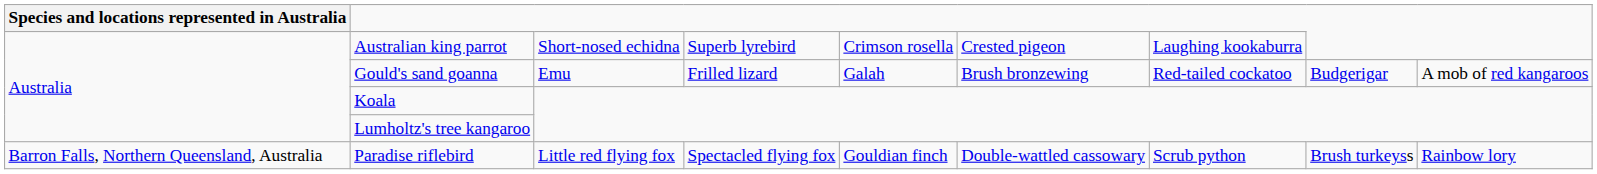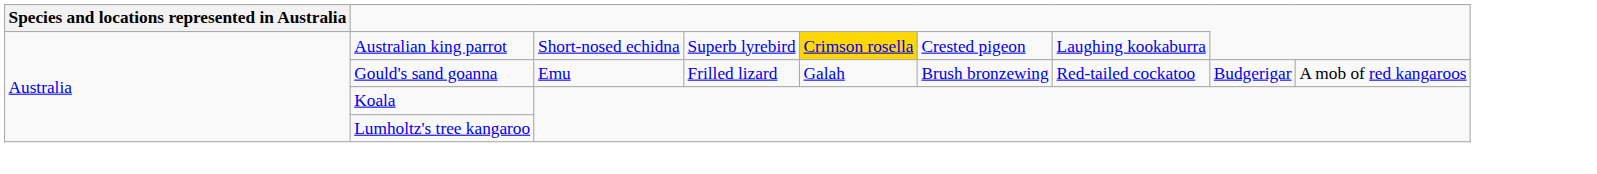(898, 45) no background -> (859, 45) gold background
- row: (414, 155)
